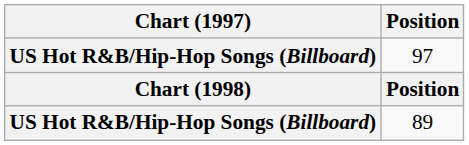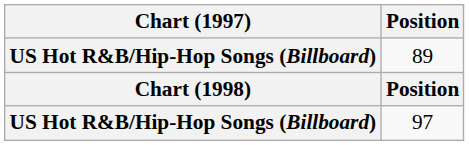rows swapped: (423, 55) <-> (423, 122)
